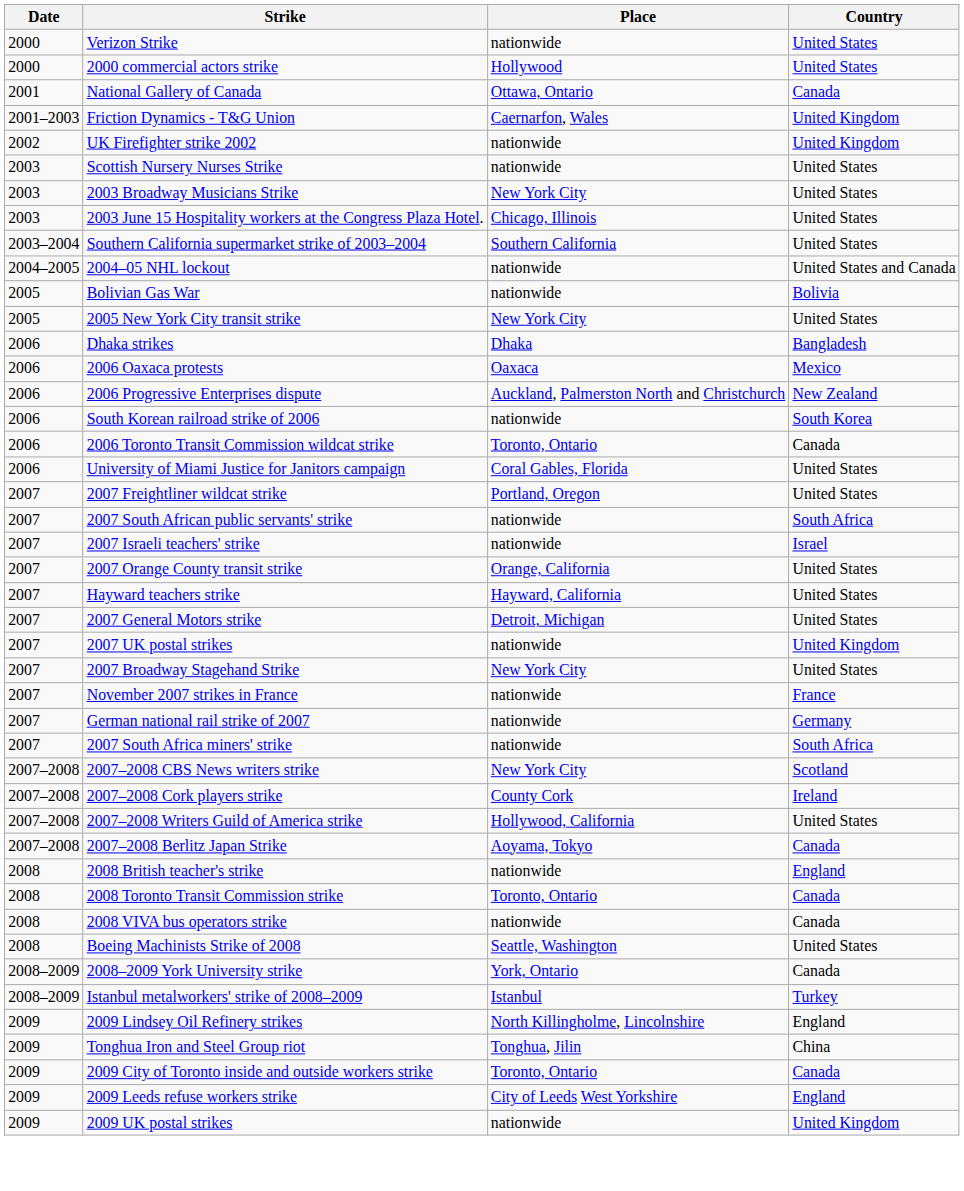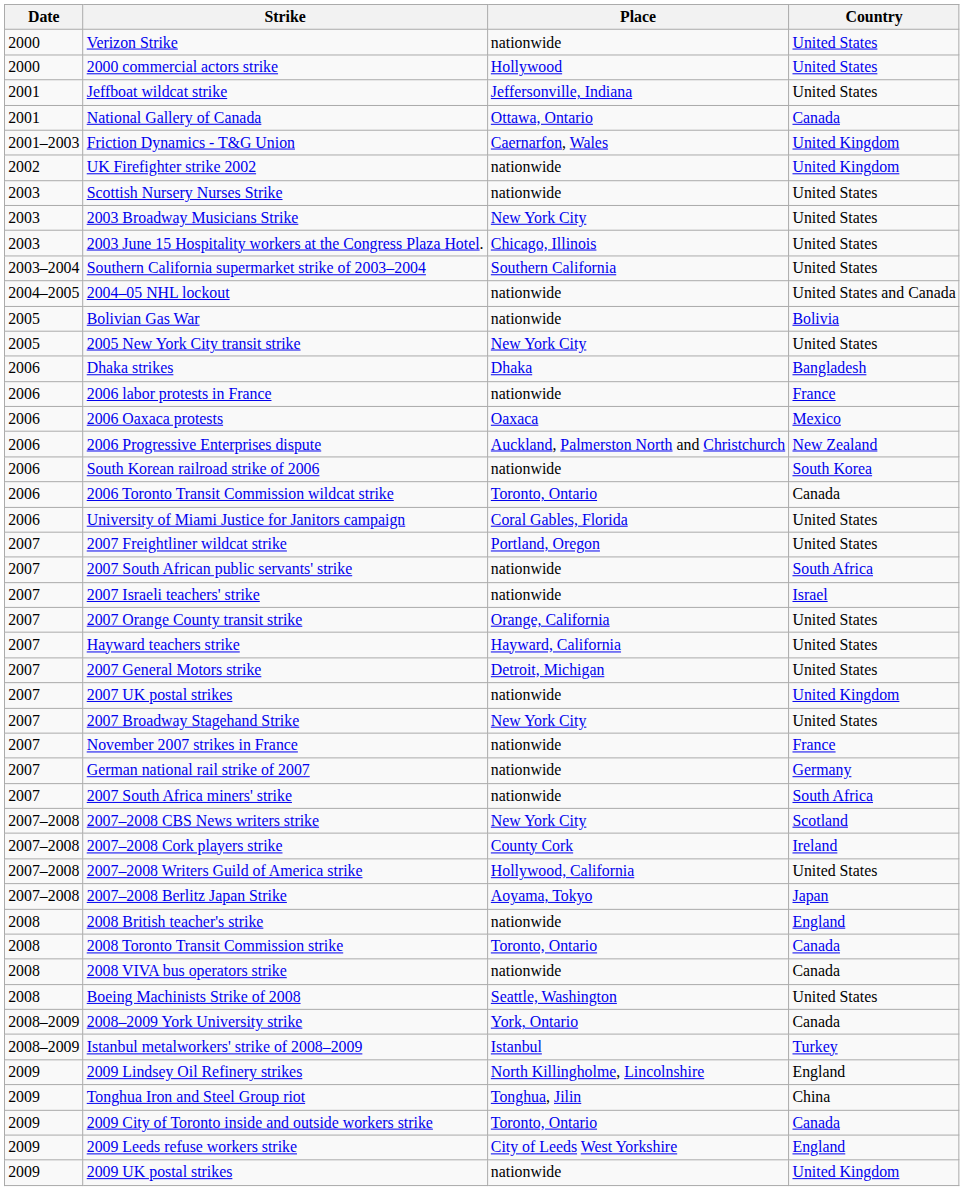+ row: (157, 92)
+ row: (179, 393)
(816, 846) Canada -> (811, 896) Japan
